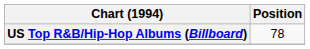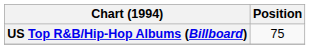(278, 34) 78 -> (278, 34) 75
